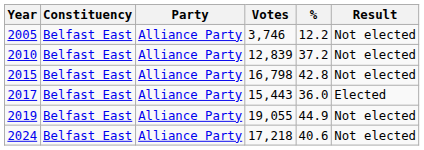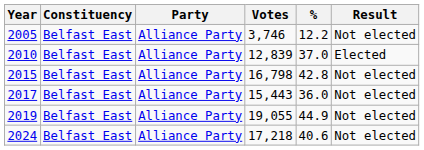(313, 55) 37.2 -> (313, 55) 37.0
(375, 55) Not elected -> (360, 55) Elected
(360, 95) Elected -> (375, 95) Not elected
